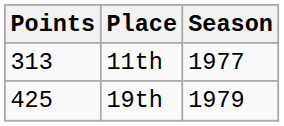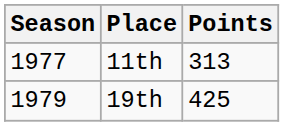columns swapped: (231, 24) <-> (53, 24)
